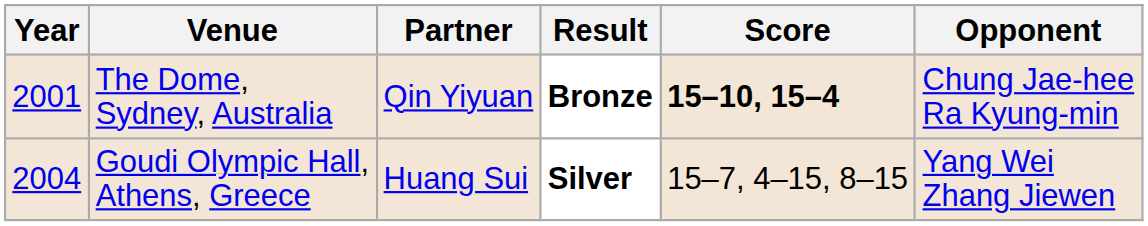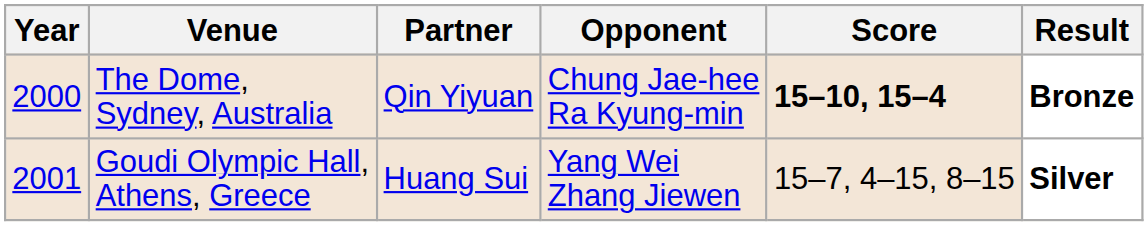columns swapped: (1028, 30) <-> (600, 30)
(47, 96) 2001 -> (47, 96) 2000
(47, 179) 2004 -> (47, 179) 2001
